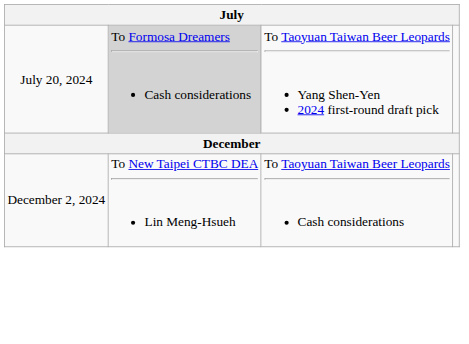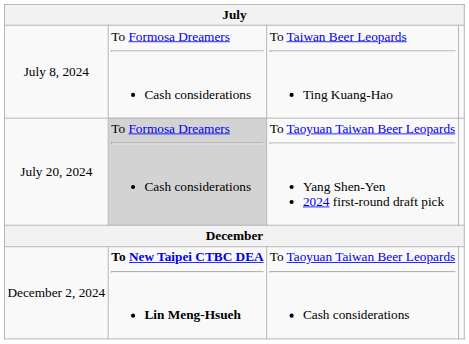+ row: (56, 71)
(185, 193) normal -> (187, 286) bold
